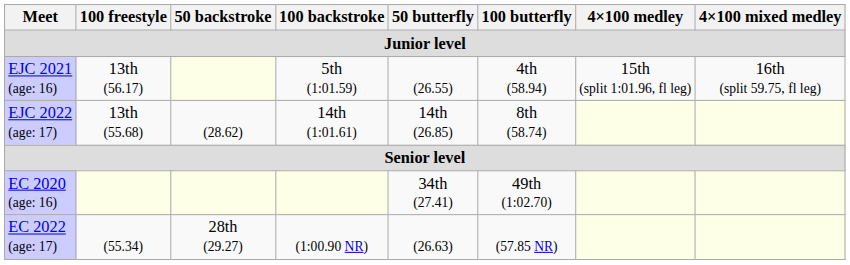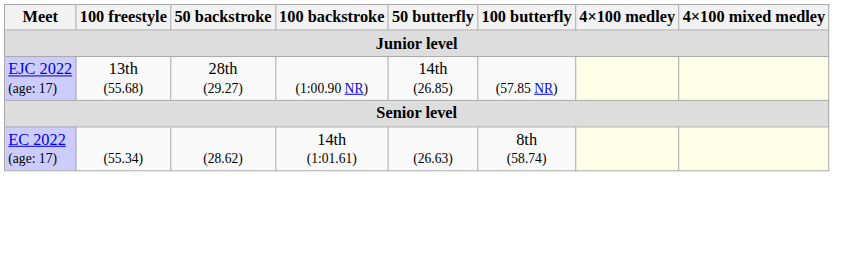- row: (40, 78)
(223, 132) (28.62) -> (223, 78) 28th (29.27)
(332, 122) 14th (1:01.61) -> (332, 88) (1:00.90 NR)
(527, 122) 8th (58.74) -> (527, 88) (57.85 NR)
- row: (37, 192)
(223, 236) 28th (29.27) -> (223, 158) (28.62)
(332, 247) (1:00.90 NR) -> (332, 148) 14th (1:01.61)
(527, 247) (57.85 NR) -> (527, 148) 8th (58.74)
